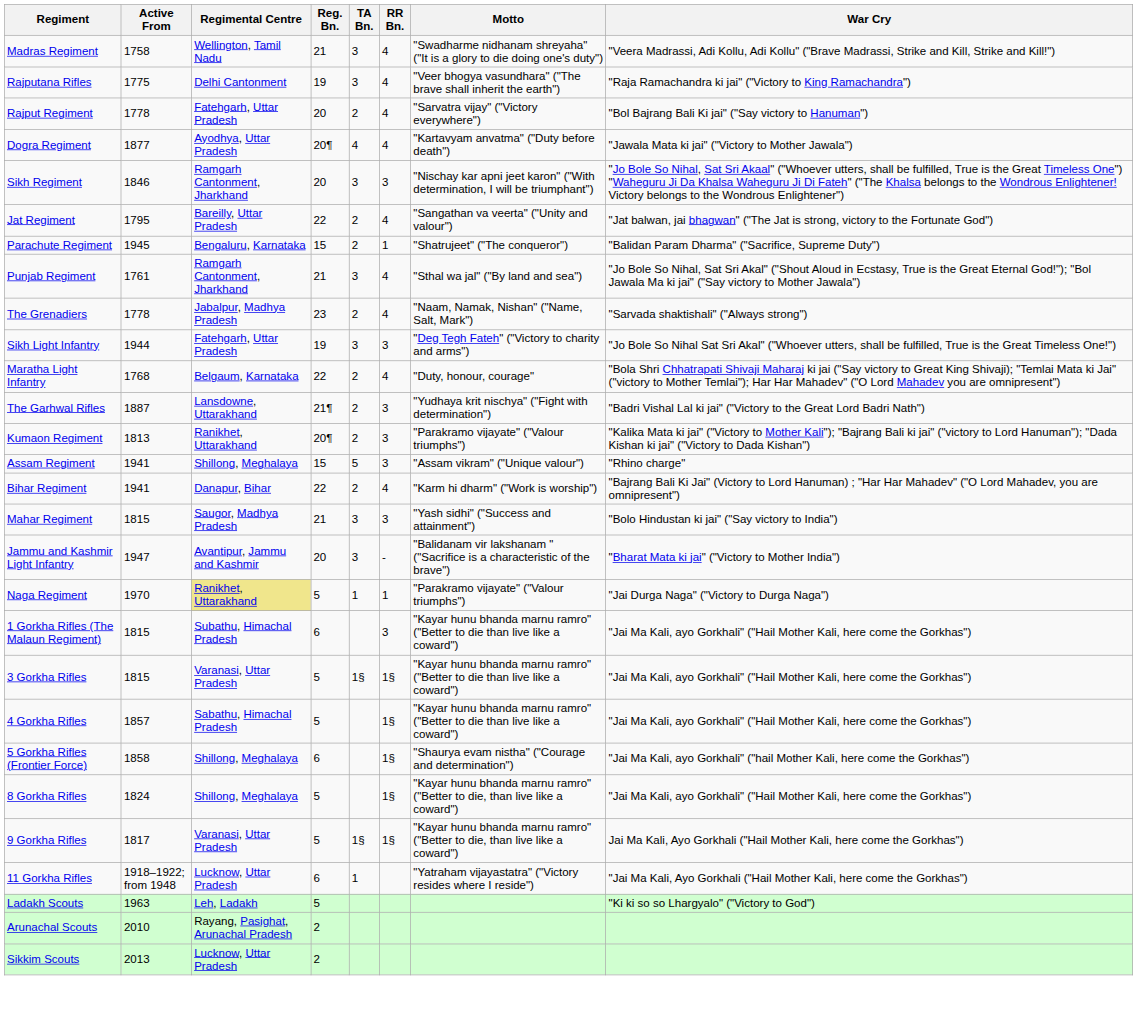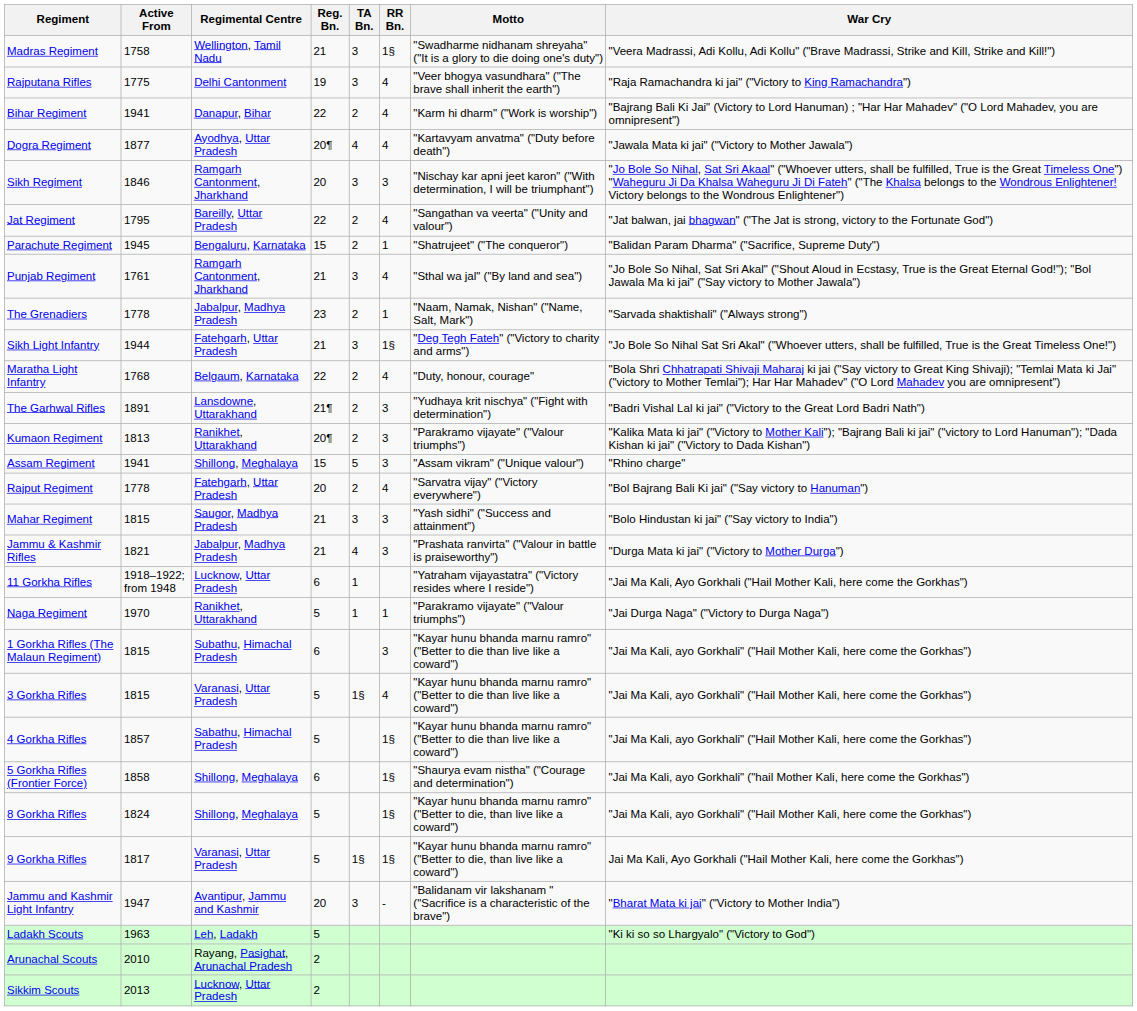(385, 51) 4 -> (388, 51) 1§
rows swapped: (50, 113) <-> (47, 488)
(385, 314) 4 -> (385, 314) 1
(320, 345) 19 -> (320, 345) 21
(385, 345) 3 -> (388, 345) 1§
(137, 407) 1887 -> (137, 407) 1891
+ row: (54, 551)
rows swapped: (60, 557) <-> (49, 878)
(226, 595) khaki background -> (226, 613) no background
(388, 677) 1§ -> (385, 695) 4
